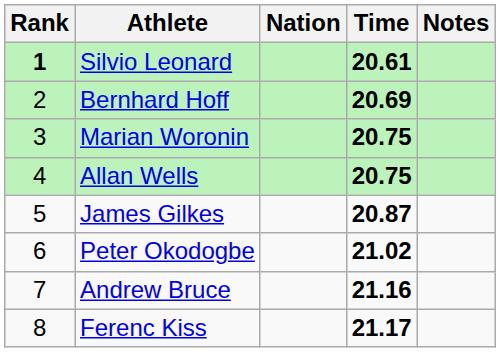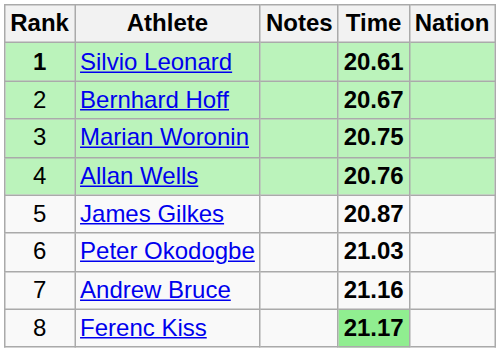columns swapped: (303, 23) <-> (456, 23)
(382, 99) 20.69 -> (374, 99) 20.67
(382, 175) 20.75 -> (374, 175) 20.76
(382, 251) 21.02 -> (374, 251) 21.03
(382, 328) no background -> (374, 328) lightgreen background
